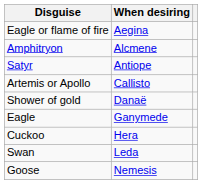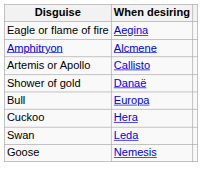- row: (20, 65)
+ row: (16, 100)
- row: (21, 118)
